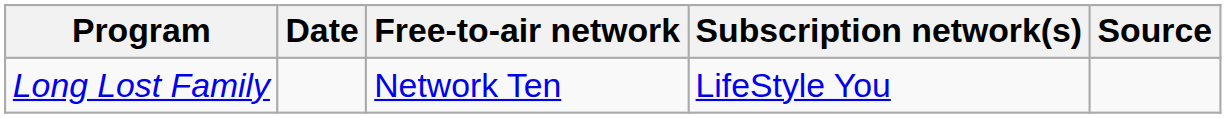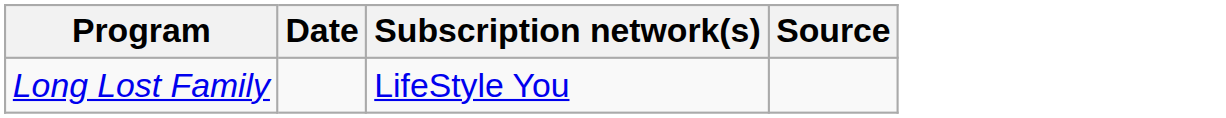- column: (527, 31)
